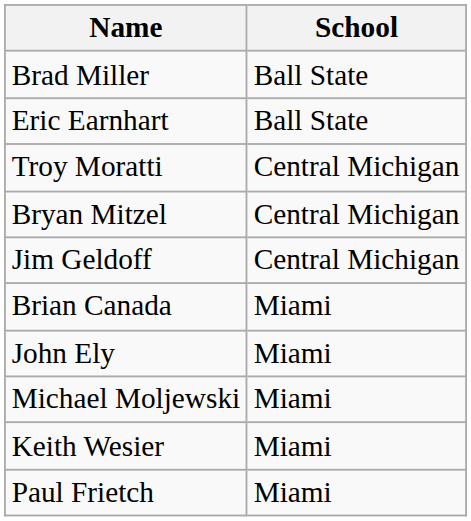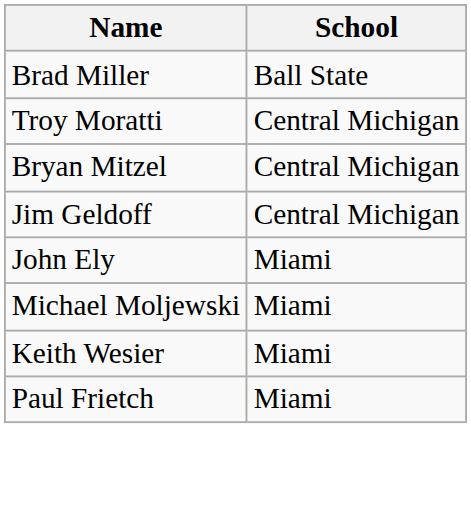- row: (90, 120)
- row: (92, 306)
